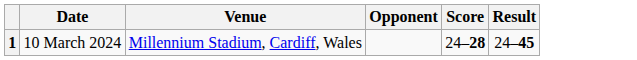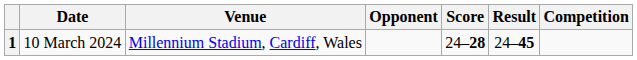+ column: (586, 17)
